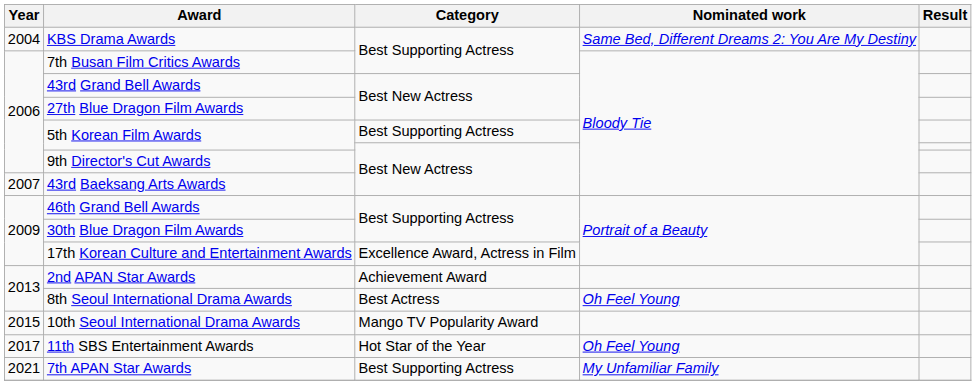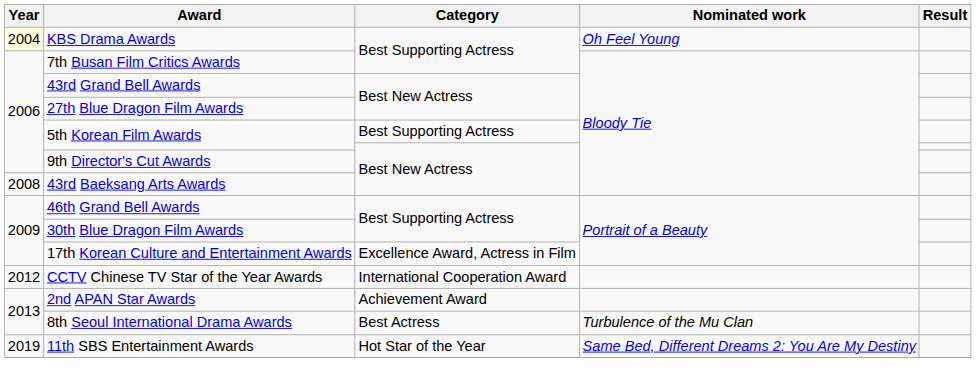(24, 39) no background -> (24, 39) lightyellow background
(749, 39) Same Bed, Different Dreams 2: You Are My Destiny -> (631, 39) Oh Feel Young
(24, 184) 2007 -> (24, 184) 2008
+ row: (185, 276)
(631, 299) Oh Feel Young -> (668, 322) Turbulence of the Mu Clan
- row: (173, 322)
(24, 346) 2017 -> (24, 346) 2019
(631, 346) Oh Feel Young -> (749, 346) Same Bed, Different Dreams 2: You Are My Destiny
- row: (119, 369)
